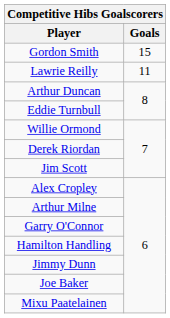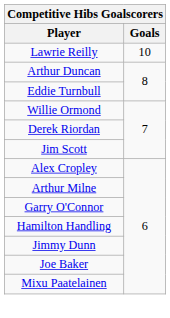- row: (64, 52)
(145, 71) 11 -> (145, 52) 10
